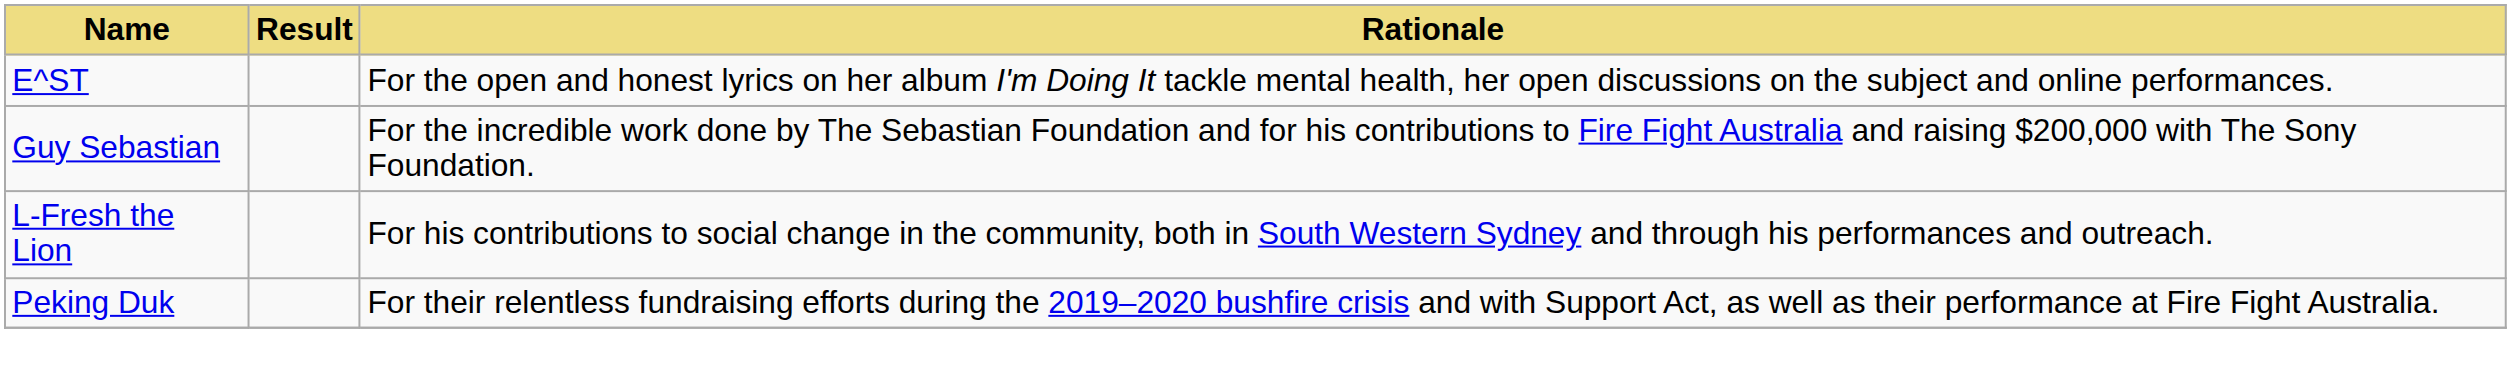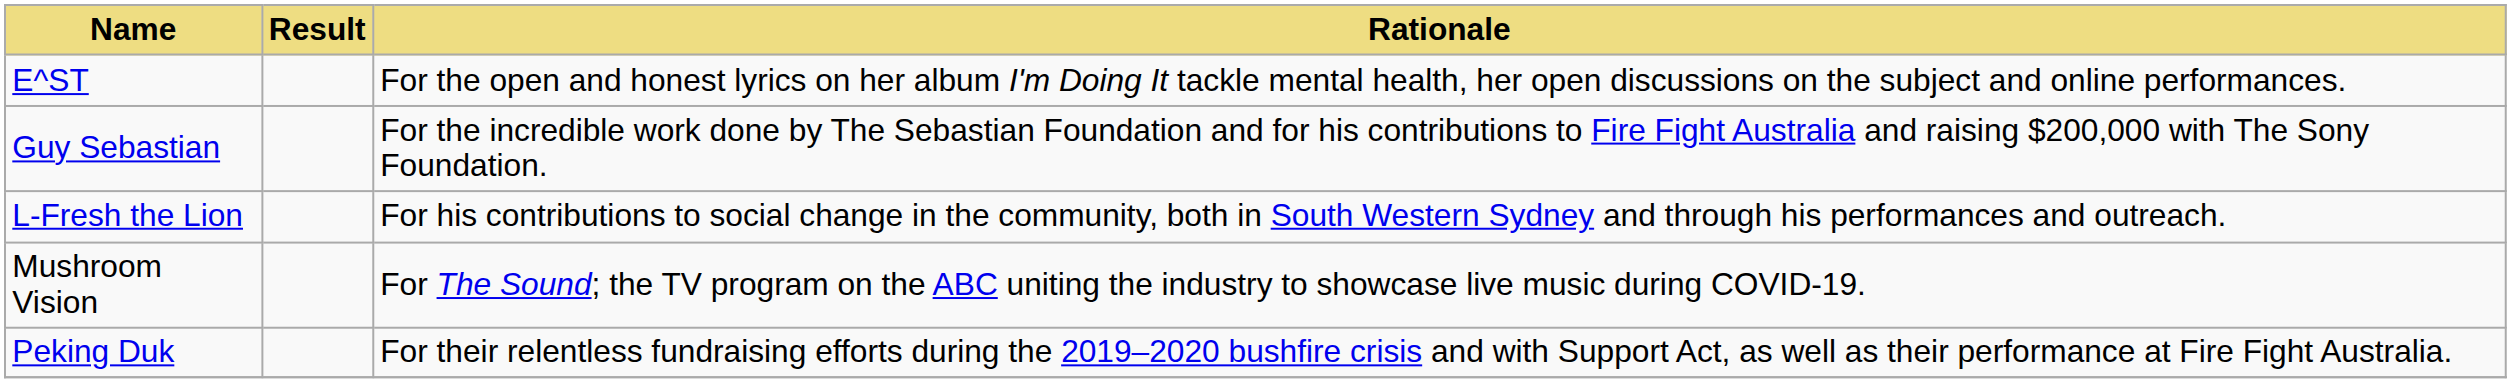+ row: (87, 284)
